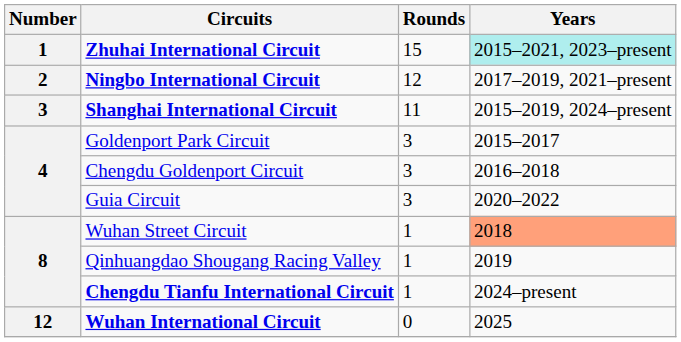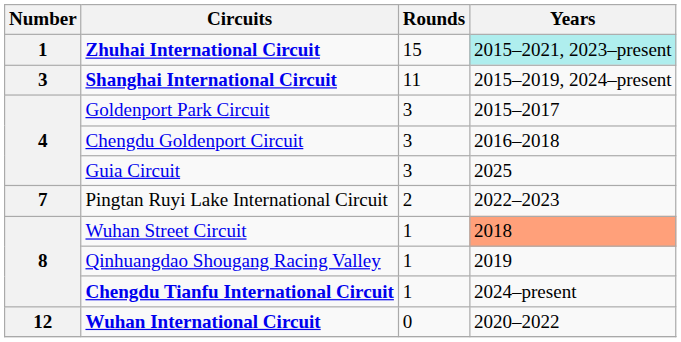- row: (203, 79)
(517, 200) 2020–2022 -> (493, 170) 2025
+ row: (237, 200)
(493, 321) 2025 -> (517, 321) 2020–2022
